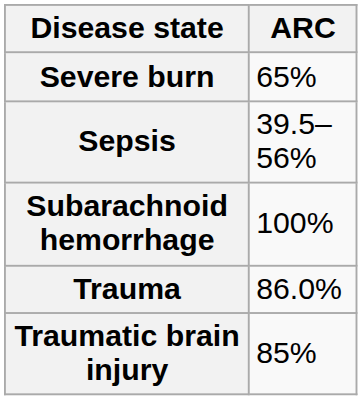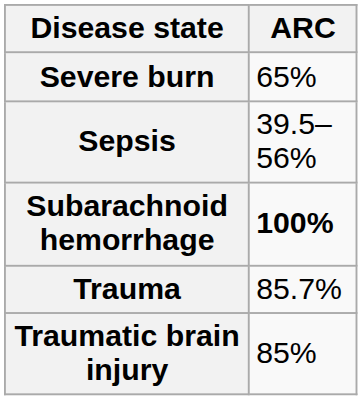(295, 223) normal -> (295, 223) bold
(299, 288) 86.0% -> (299, 288) 85.7%
